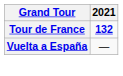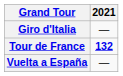+ row: (47, 29)
